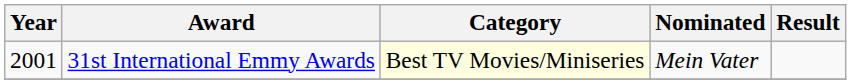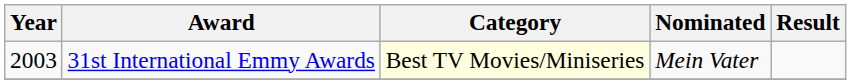(33, 60) 2001 -> (33, 60) 2003
